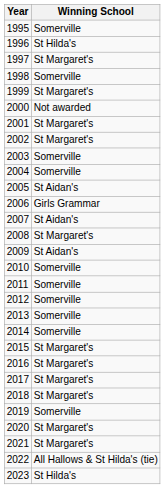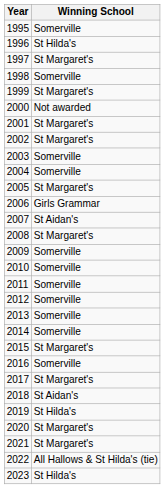(56, 188) St Aidan's -> (64, 188) St Margaret's
(56, 252) St Aidan's -> (57, 252) Somerville
(64, 364) St Margaret's -> (57, 364) Somerville
(64, 396) St Margaret's -> (56, 396) St Aidan's
(57, 412) Somerville -> (55, 412) St Hilda's
